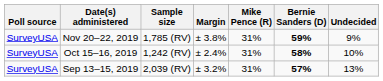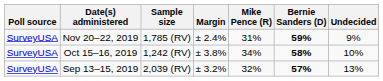(211, 38) ± 3.8% -> (211, 38) ± 2.4%
(211, 53) ± 2.4% -> (211, 53) ± 3.8%
(251, 53) 31% -> (251, 53) 34%
(251, 69) 31% -> (251, 69) 32%
